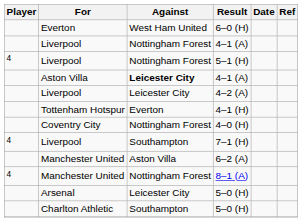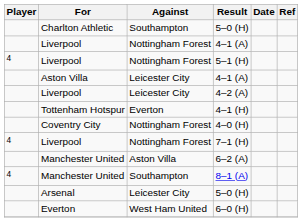rows swapped: (77, 209) <-> (58, 28)
(162, 77) bold -> (159, 77) normal
(159, 142) Southampton -> (170, 142) Nottingham Forest
(170, 176) Nottingham Forest -> (159, 176) Southampton
